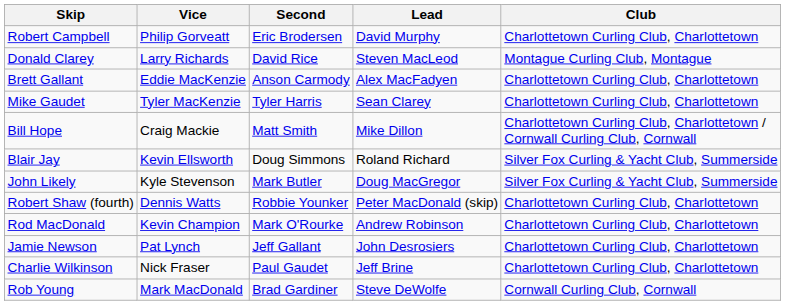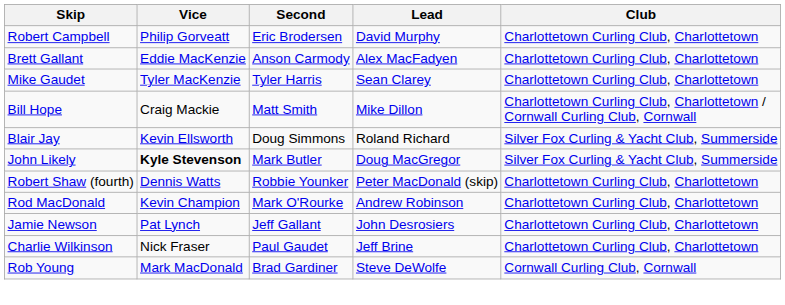- row: (51, 58)
(187, 181) normal -> (191, 159) bold
